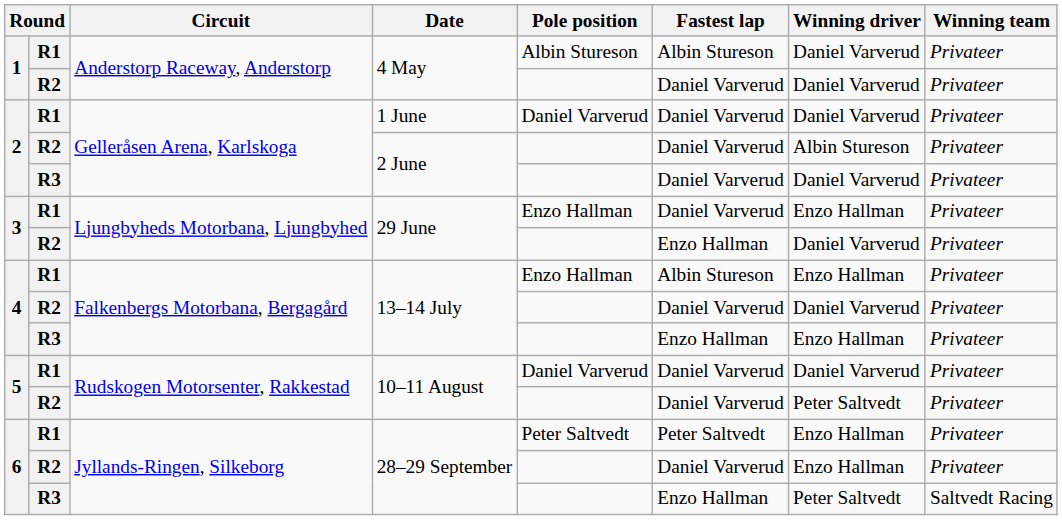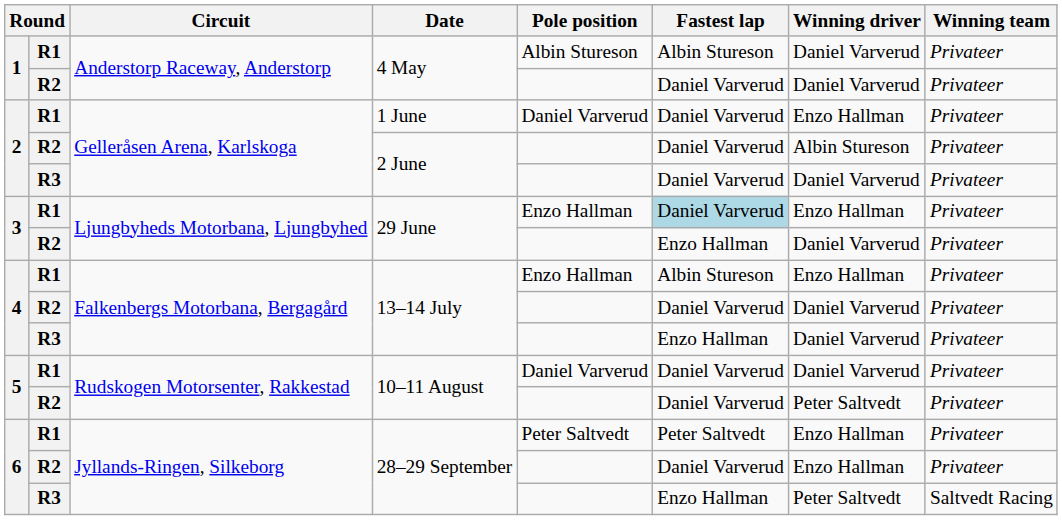(856, 115) Daniel Varverud -> (849, 115) Enzo Hallman
(721, 211) no background -> (721, 211) lightblue background
(849, 338) Enzo Hallman -> (856, 338) Daniel Varverud
